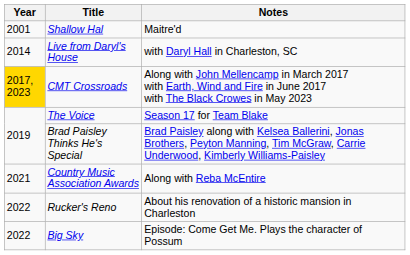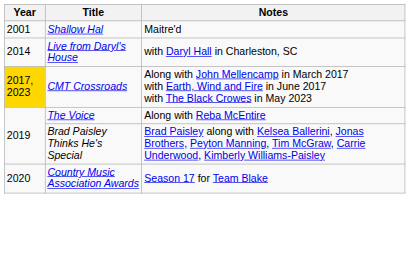(206, 115) Season 17 for Team Blake -> (205, 115) Along with Reba McEntire
(19, 178) 2021 -> (19, 178) 2020
(205, 178) Along with Reba McEntire -> (206, 178) Season 17 for Team Blake
- row: (82, 207)
- row: (65, 235)
